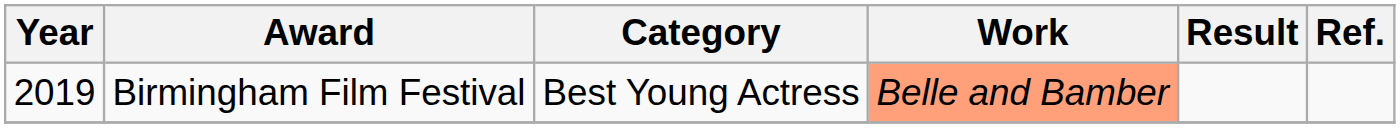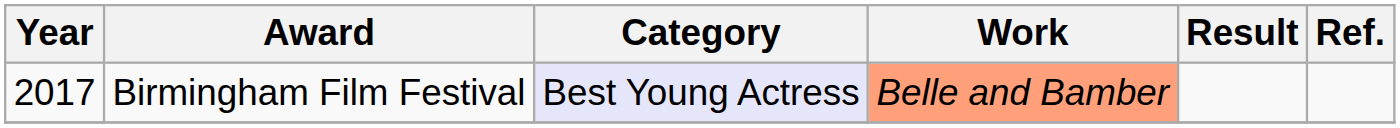(55, 92) 2019 -> (55, 92) 2017
(701, 92) no background -> (701, 92) lavender background
